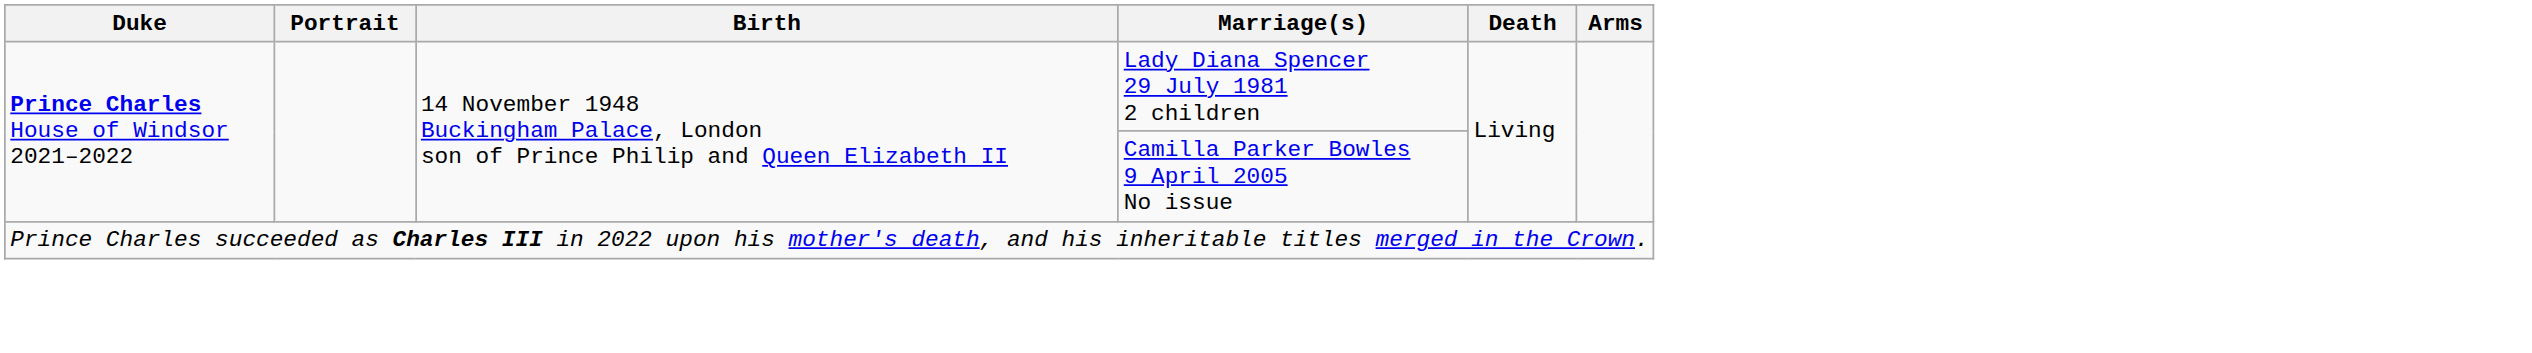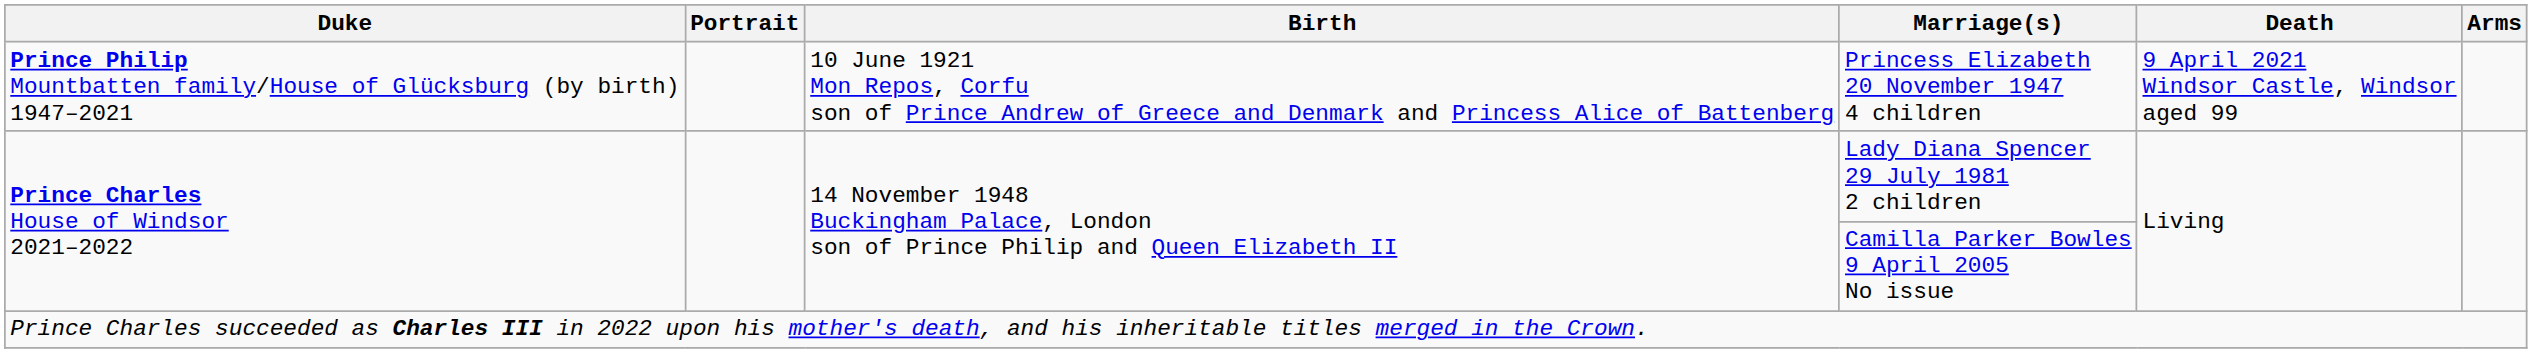+ row: (1968, 87)
